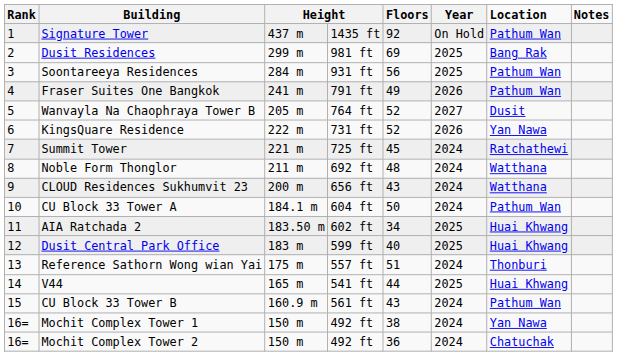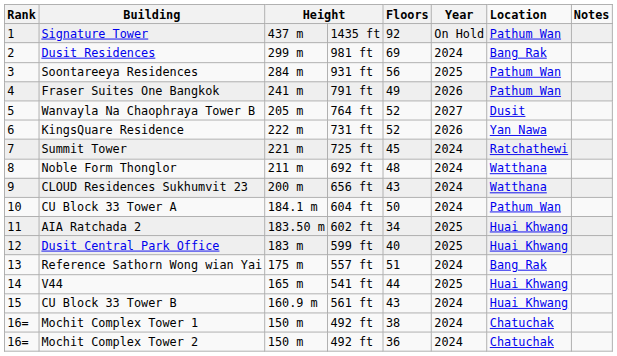(449, 53) 2025 -> (449, 53) 2024
(518, 265) Thonburi -> (518, 265) Bang Rak
(525, 303) Pathum Wan -> (529, 303) Huai Khwang
(518, 323) Yan Nawa -> (522, 323) Chatuchak
